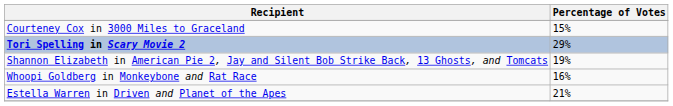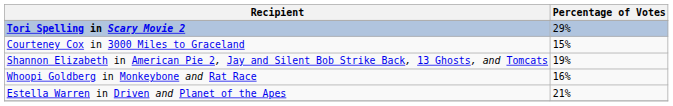rows swapped: (96, 45) <-> (126, 29)
